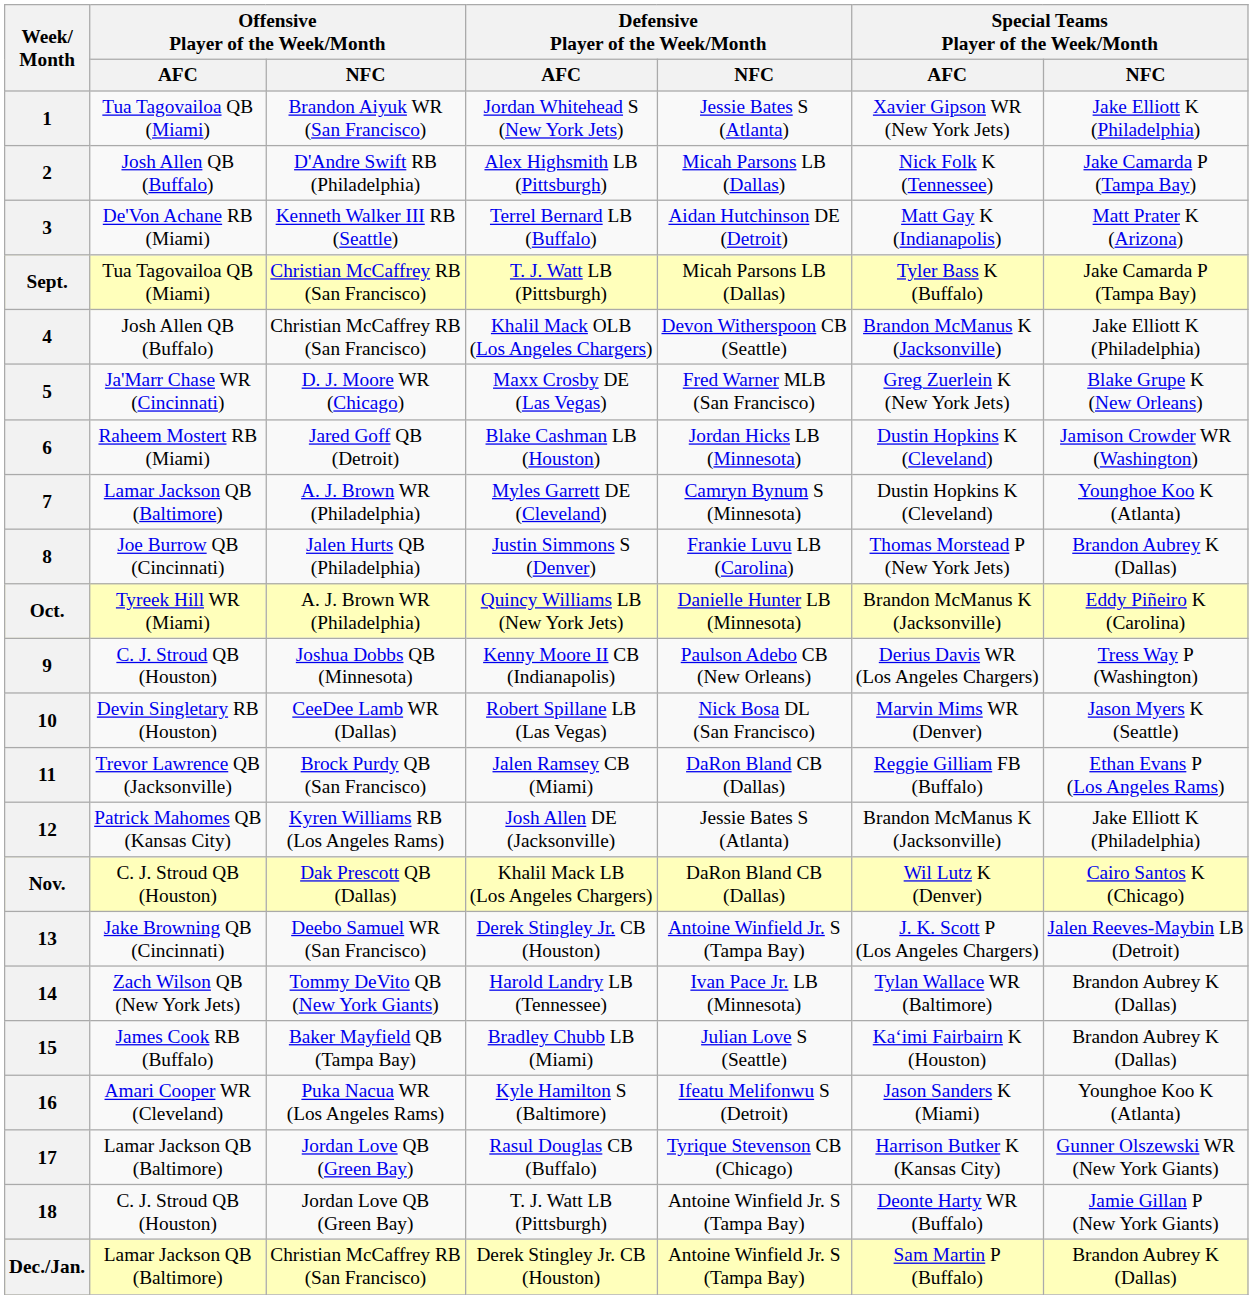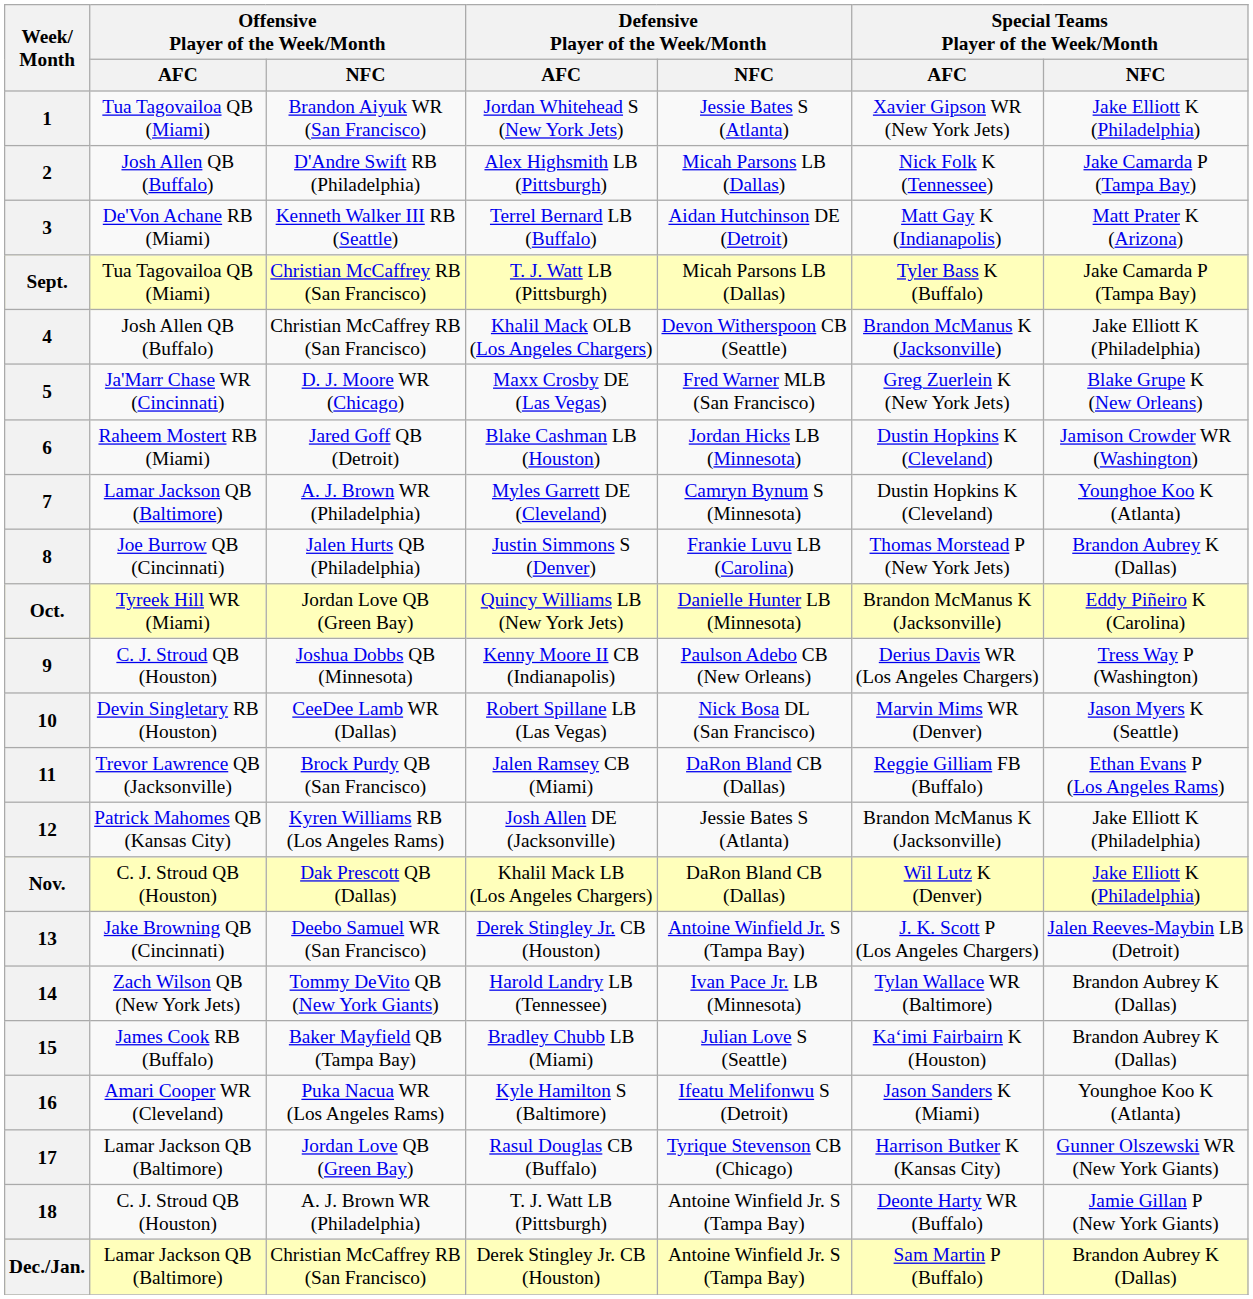(365, 610) A. J. Brown WR (Philadelphia) -> (365, 610) Jordan Love QB (Green Bay)
(1146, 884) Cairo Santos K (Chicago) -> (1146, 884) Jake Elliott K (Philadelphia)
(365, 1212) Jordan Love QB (Green Bay) -> (365, 1212) A. J. Brown WR (Philadelphia)
